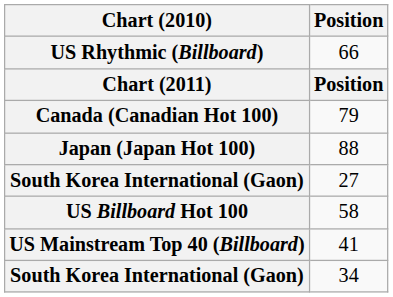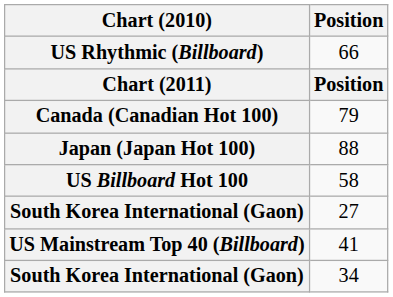rows swapped: (349, 180) <-> (349, 212)
